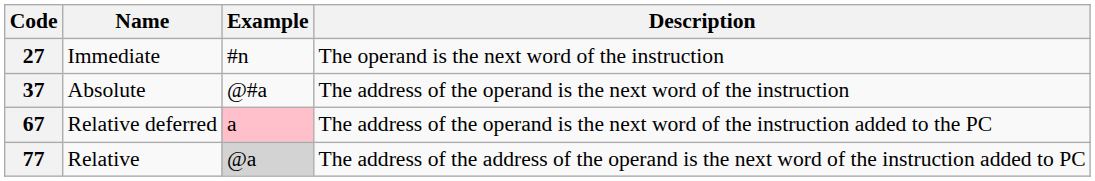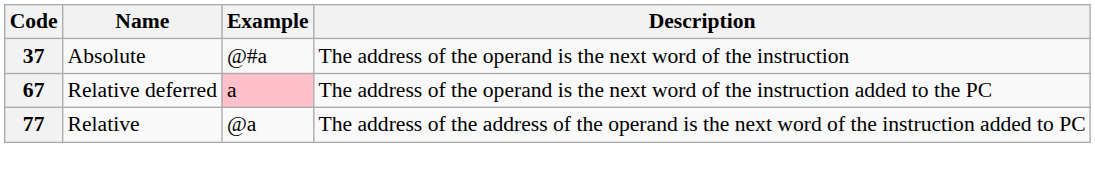- row: (34, 55)
(242, 158) lightgrey background -> (242, 124) no background
